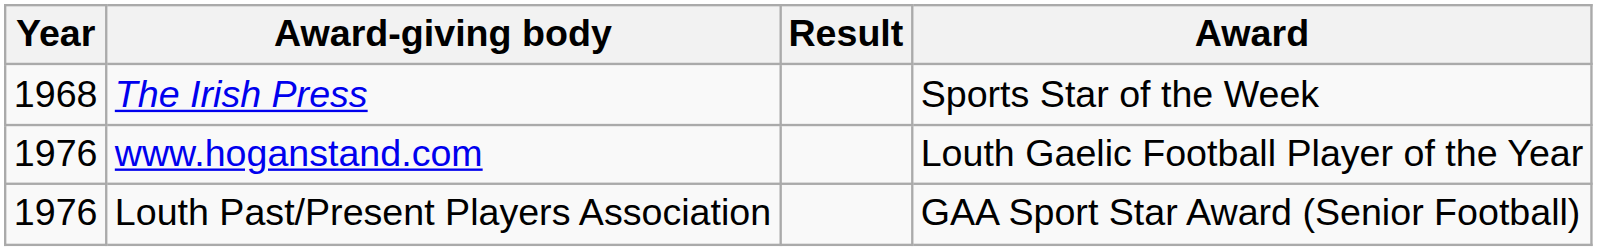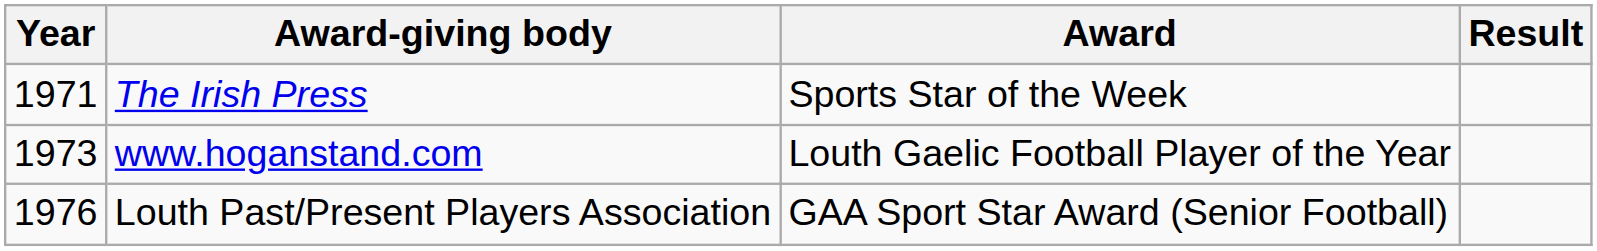columns swapped: (1252, 34) <-> (846, 34)
(56, 93) 1968 -> (56, 93) 1971
(56, 153) 1976 -> (56, 153) 1973
